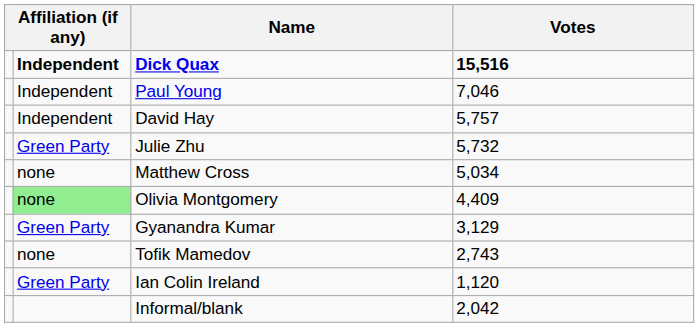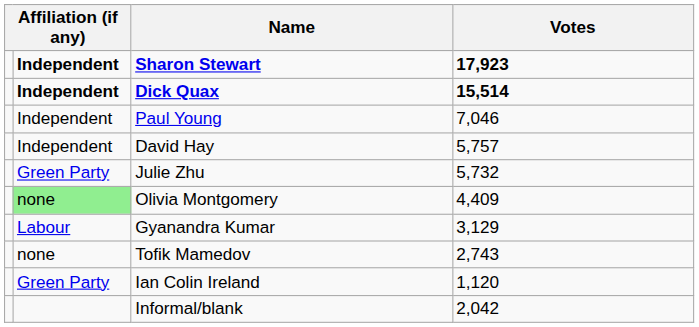+ row: (198, 64)
(482, 64) 15,516 -> (482, 91) 15,514
- row: (192, 173)
(63, 227) Green Party -> (44, 227) Labour
